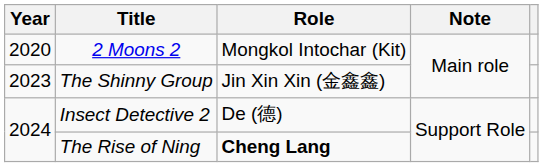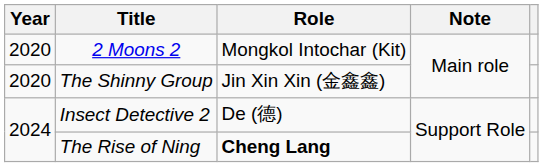(30, 81) 2023 -> (30, 81) 2020
